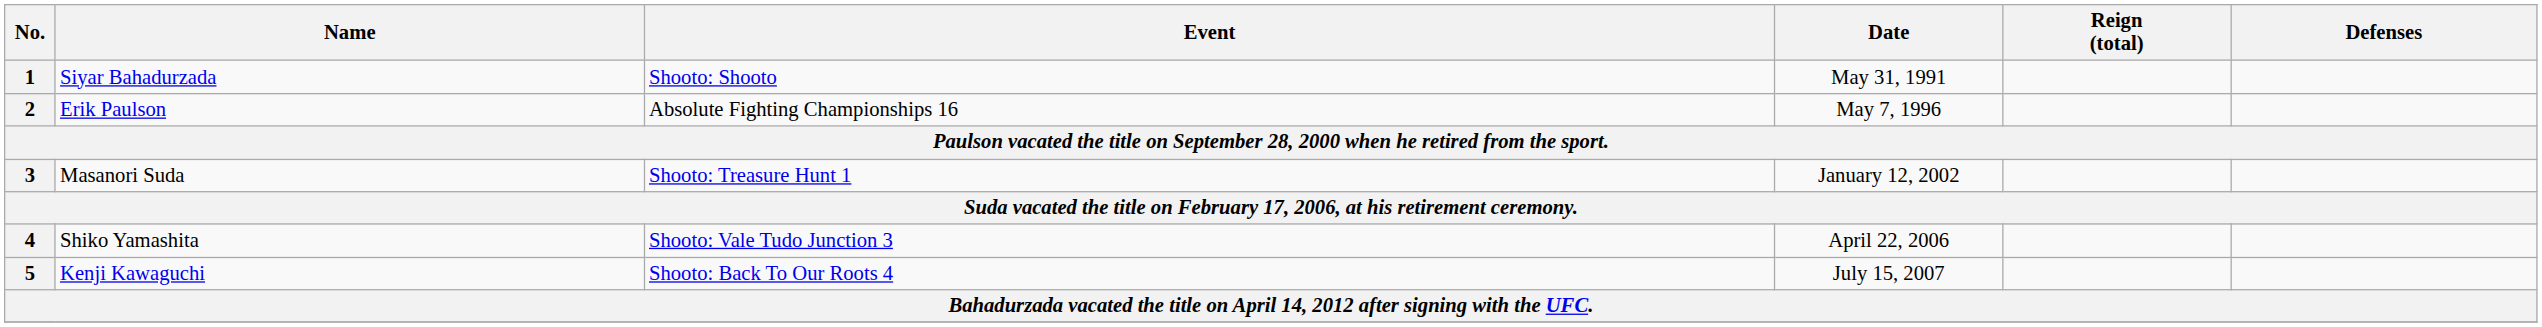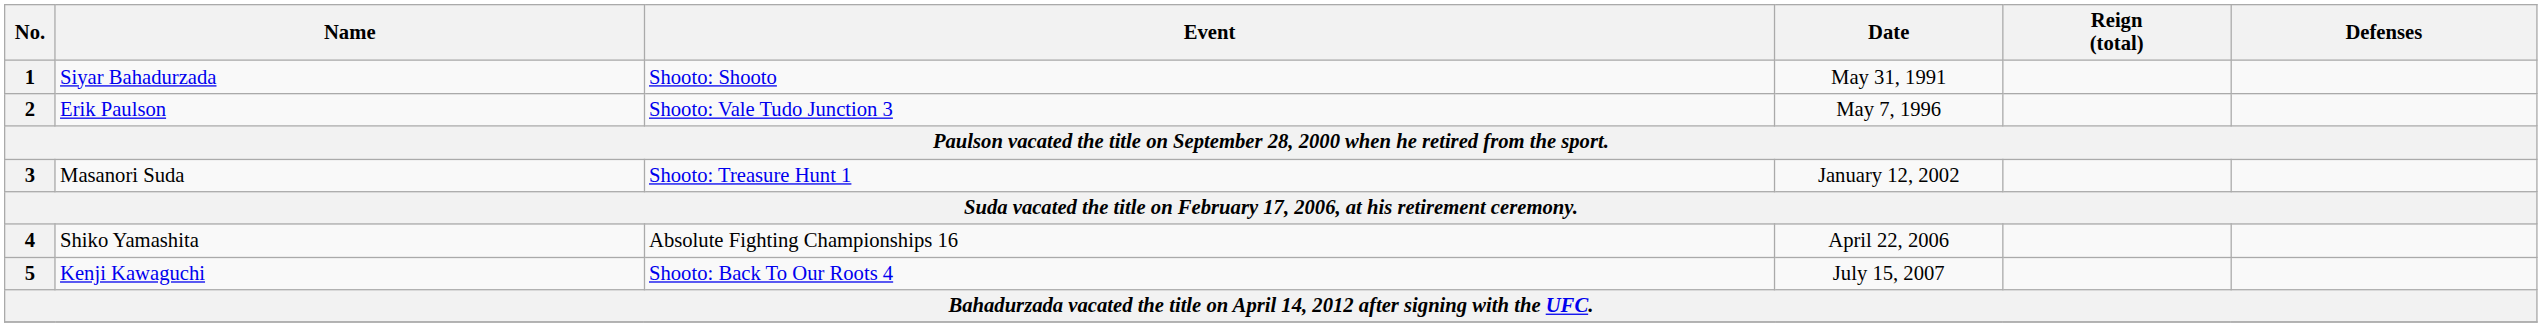(804, 109) Absolute Fighting Championships 16 -> (771, 109) Shooto: Vale Tudo Junction 3
(771, 240) Shooto: Vale Tudo Junction 3 -> (804, 240) Absolute Fighting Championships 16
